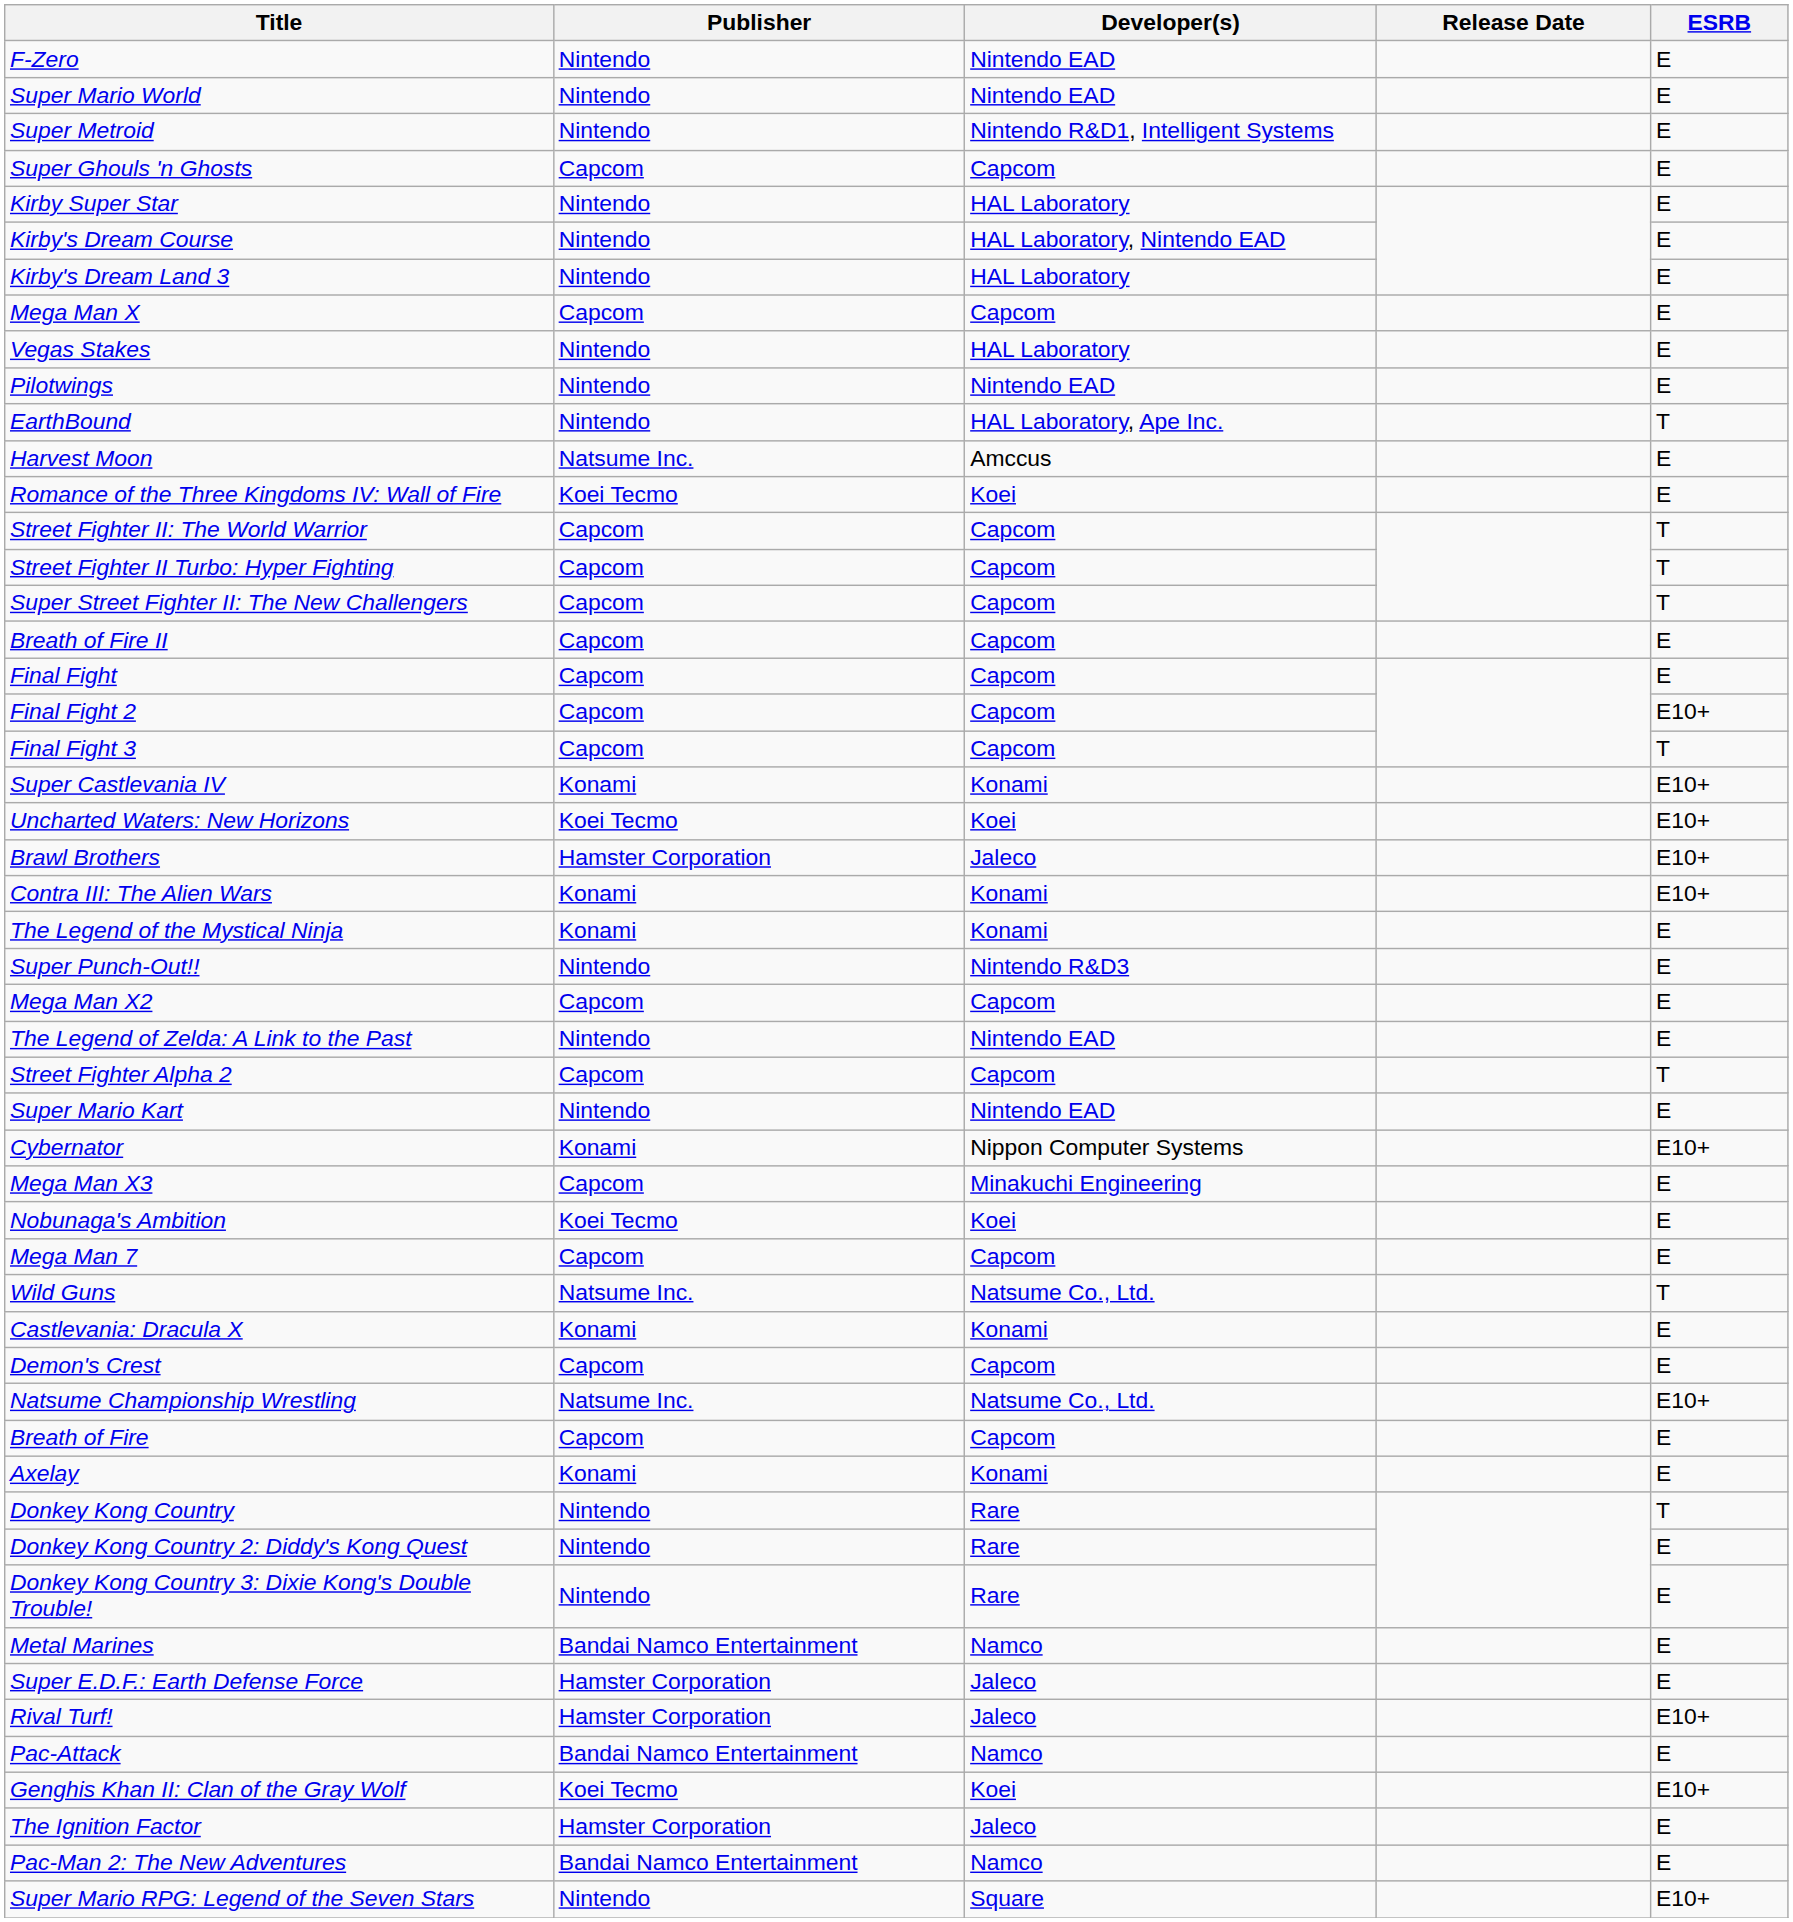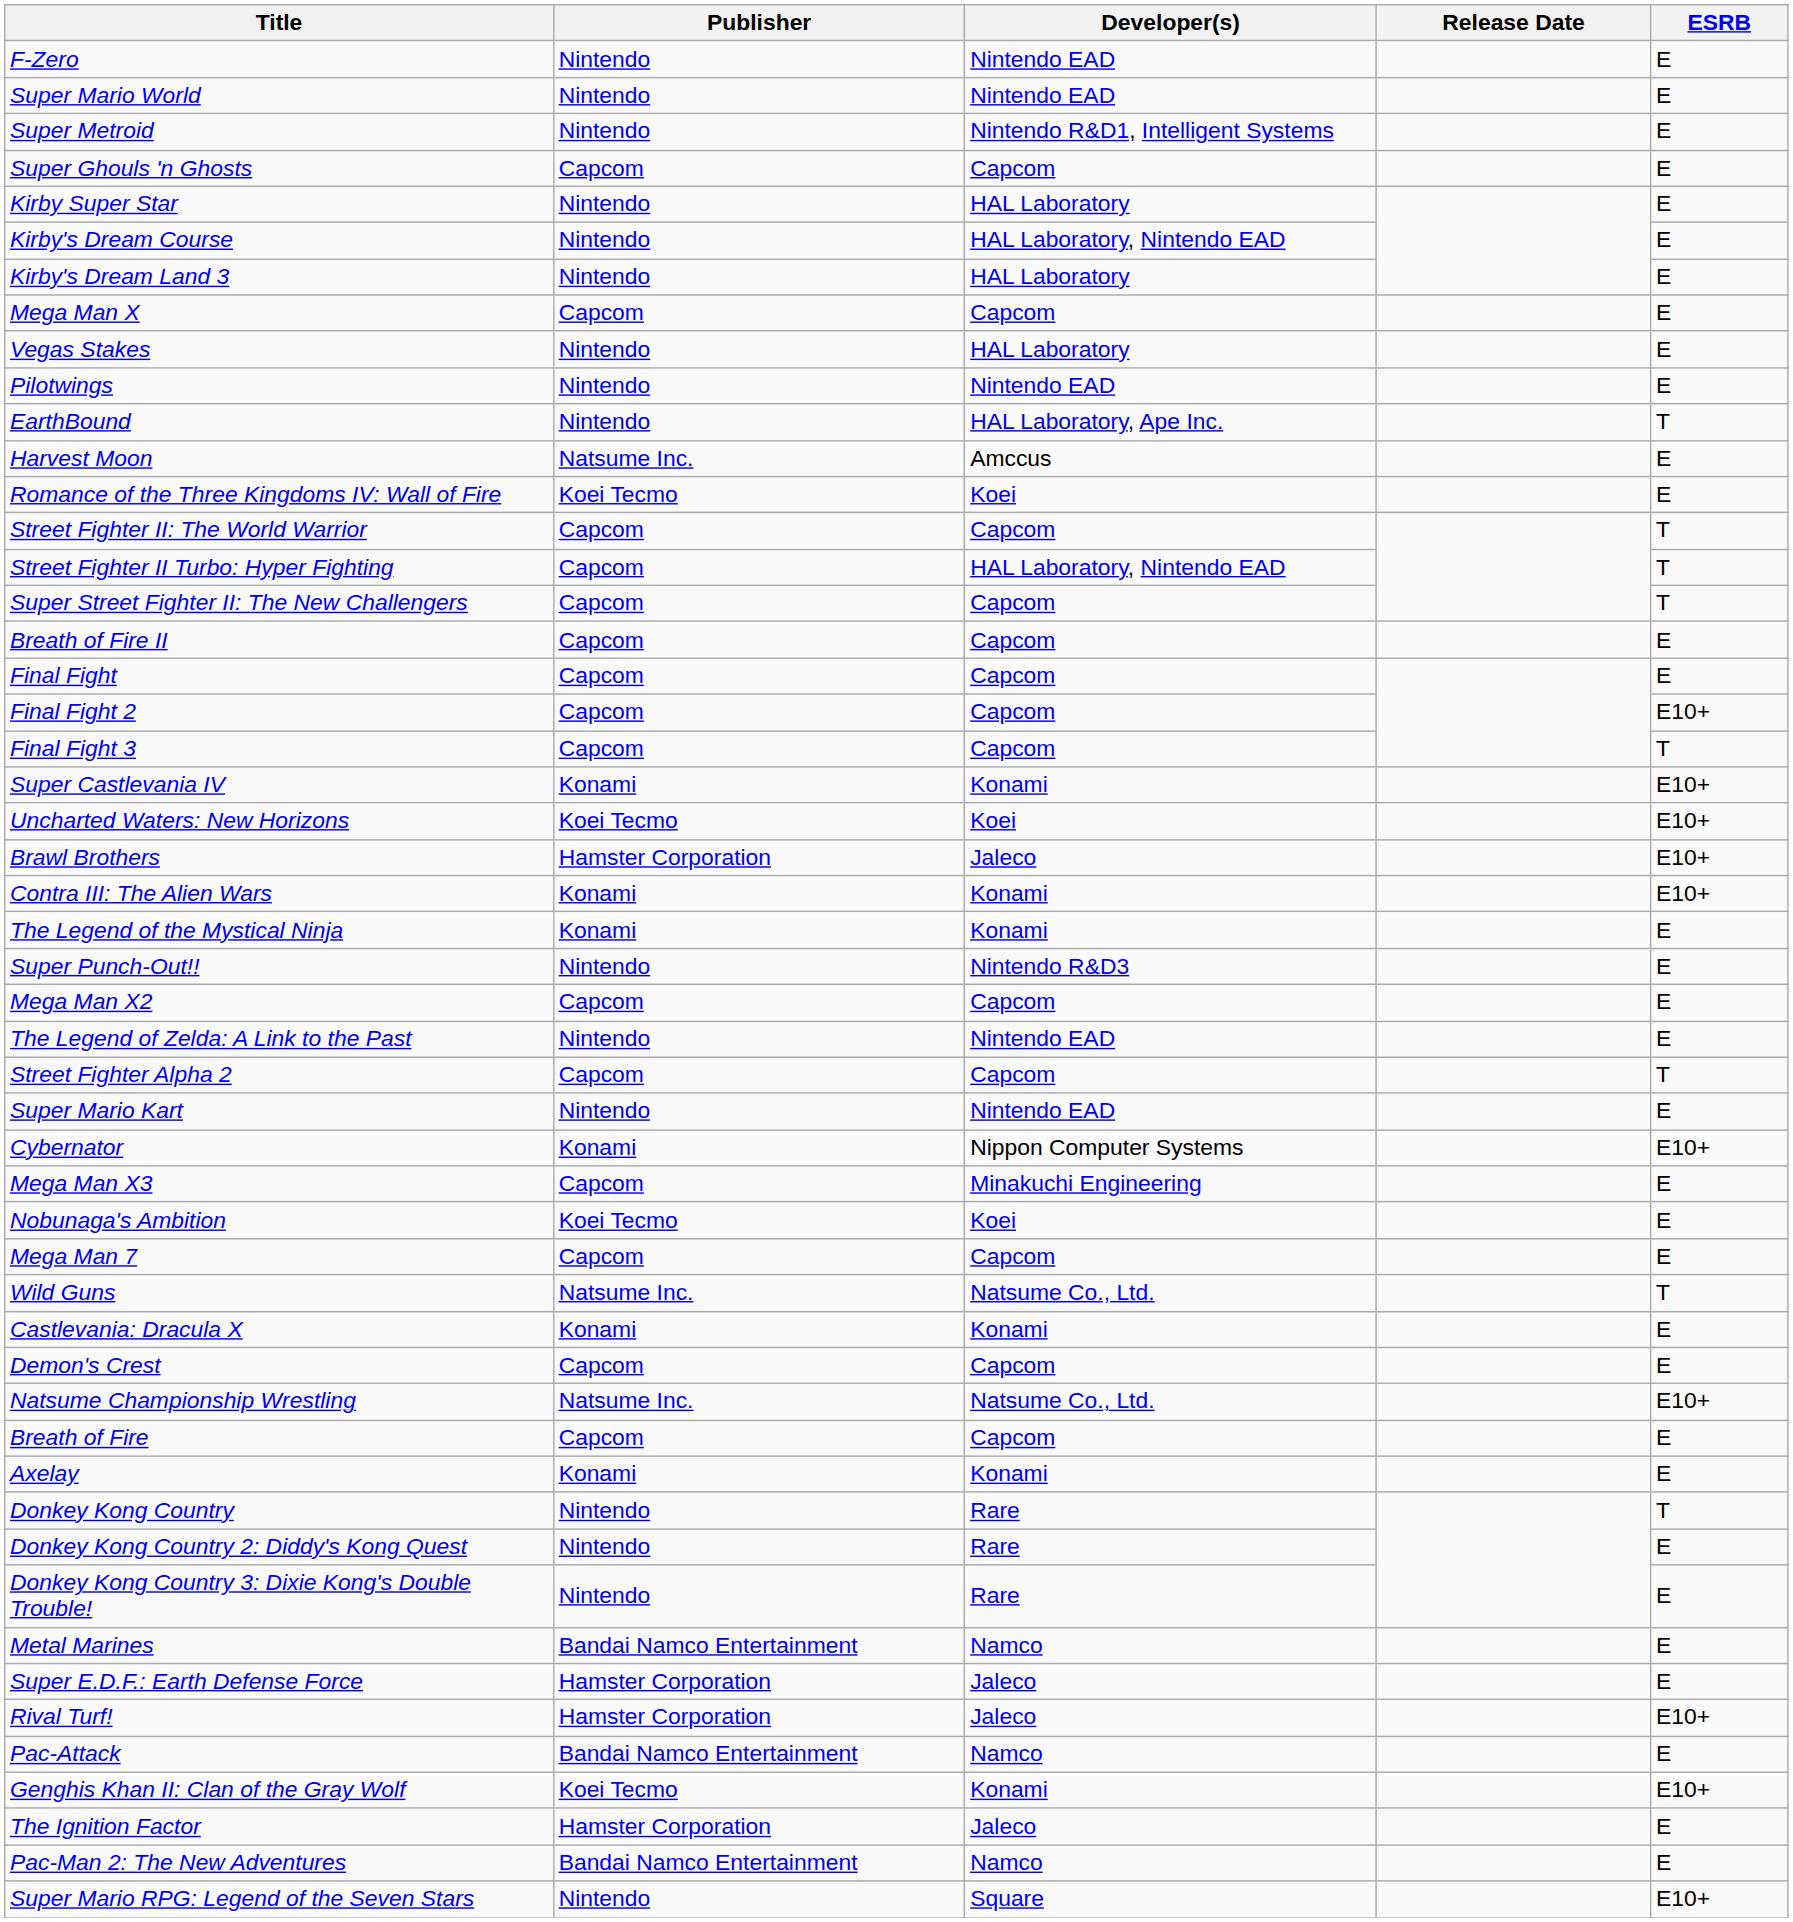(1013, 566) Capcom -> (1128, 566) HAL Laboratory, Nintendo EAD
(993, 1790) Koei -> (1009, 1790) Konami
